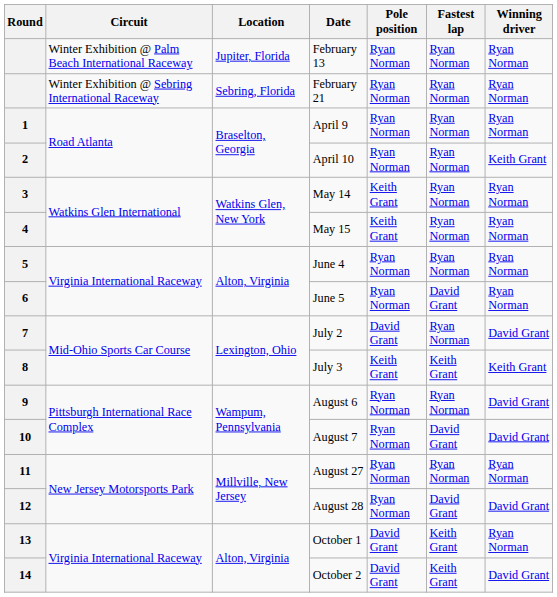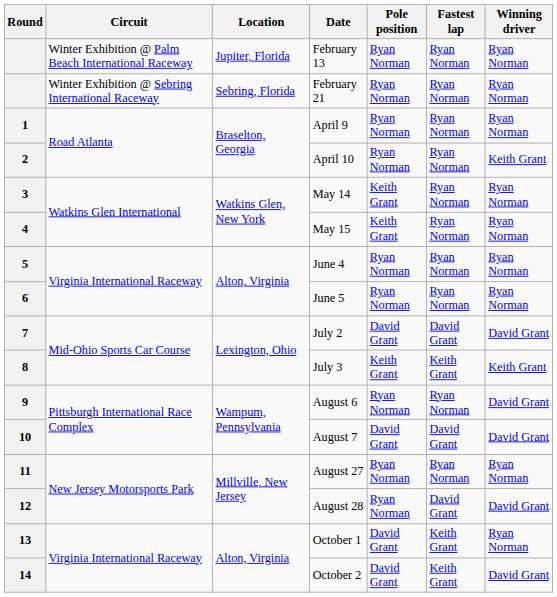(444, 298) David Grant -> (449, 298) Ryan Norman
(449, 332) Ryan Norman -> (444, 332) David Grant
(390, 436) Ryan Norman -> (385, 436) David Grant
